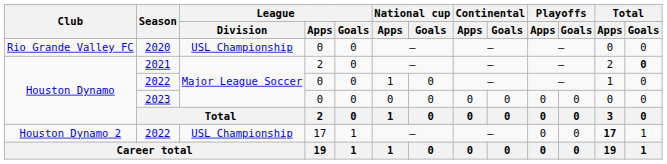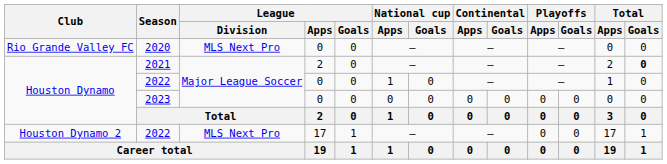(242, 47) USL Championship -> (242, 47) MLS Next Pro
(242, 133) USL Championship -> (242, 133) MLS Next Pro
(610, 133) bold -> (610, 133) normal
